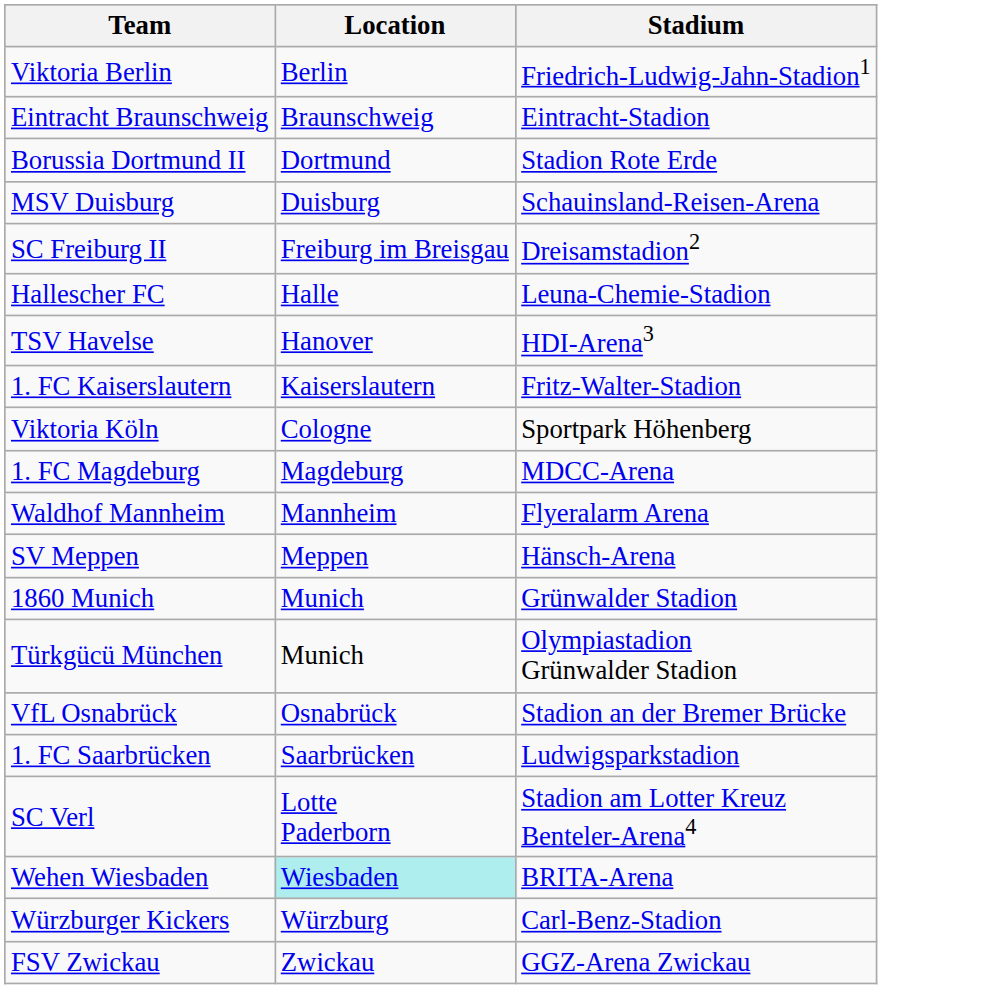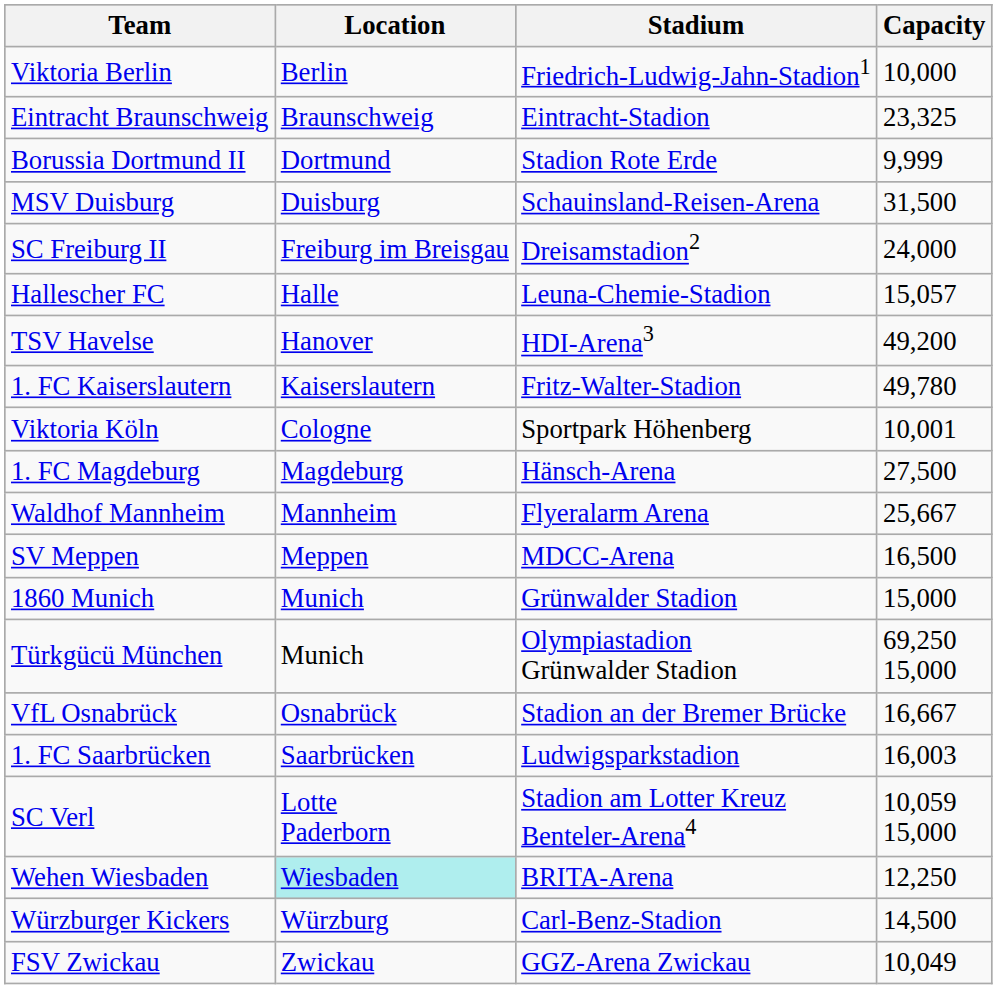+ column: (934, 25)
(598, 471) MDCC-Arena -> (598, 471) Hänsch-Arena
(598, 555) Hänsch-Arena -> (598, 555) MDCC-Arena
